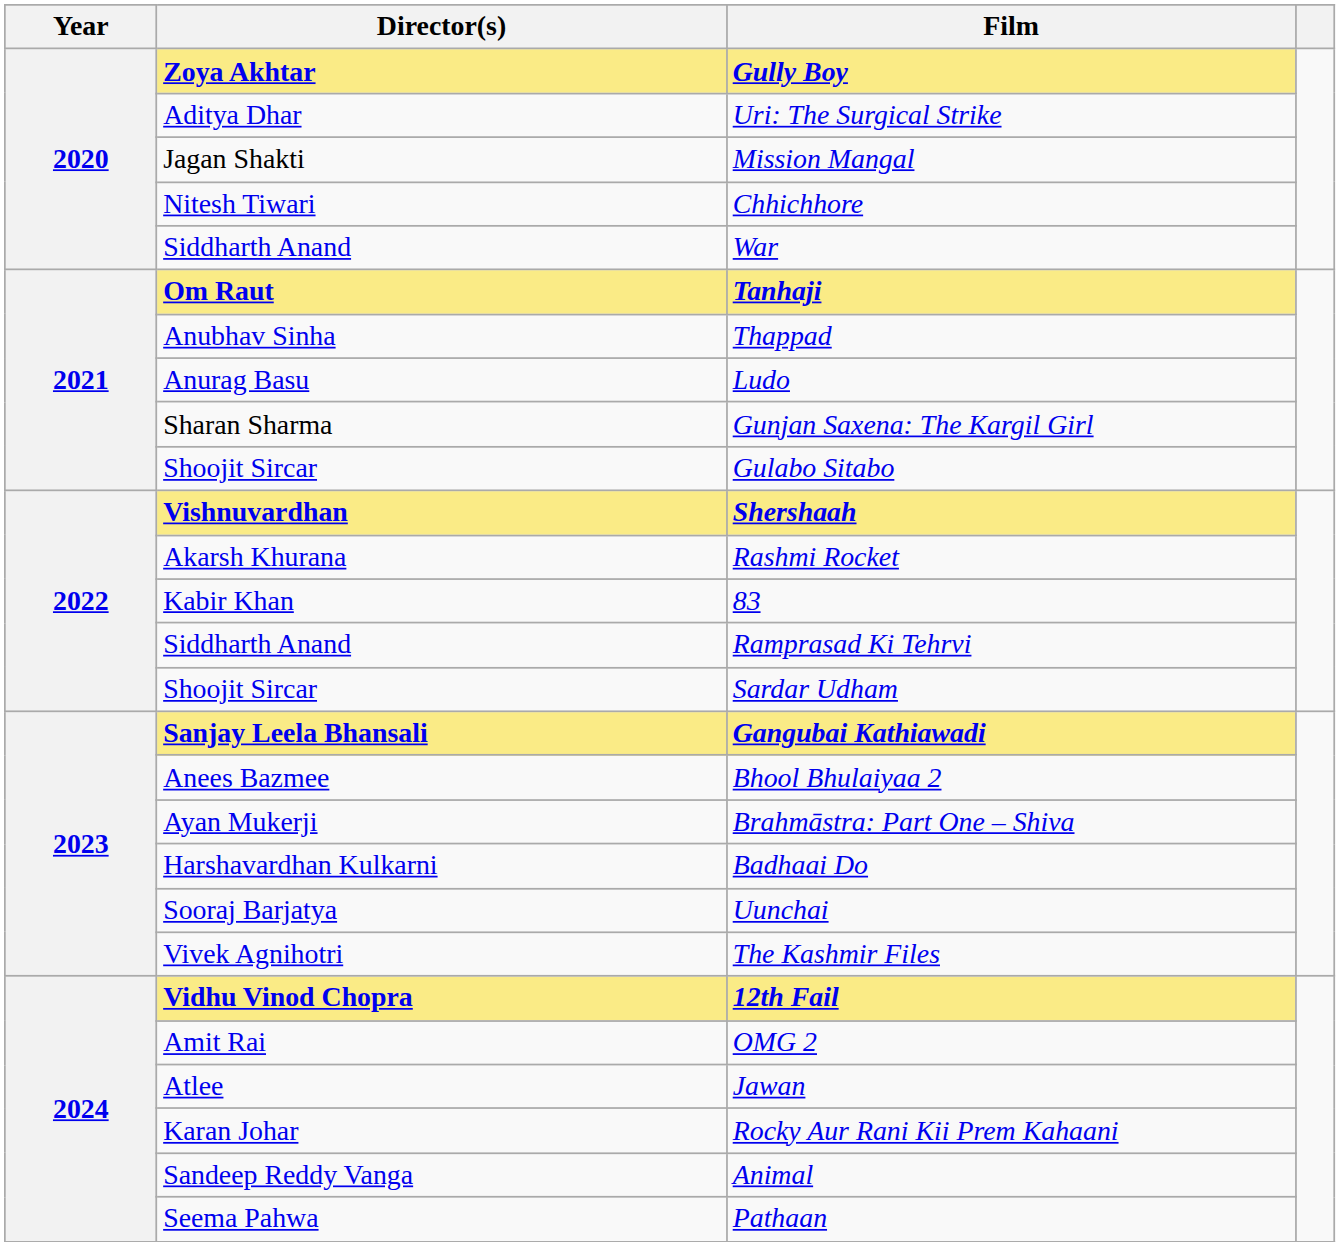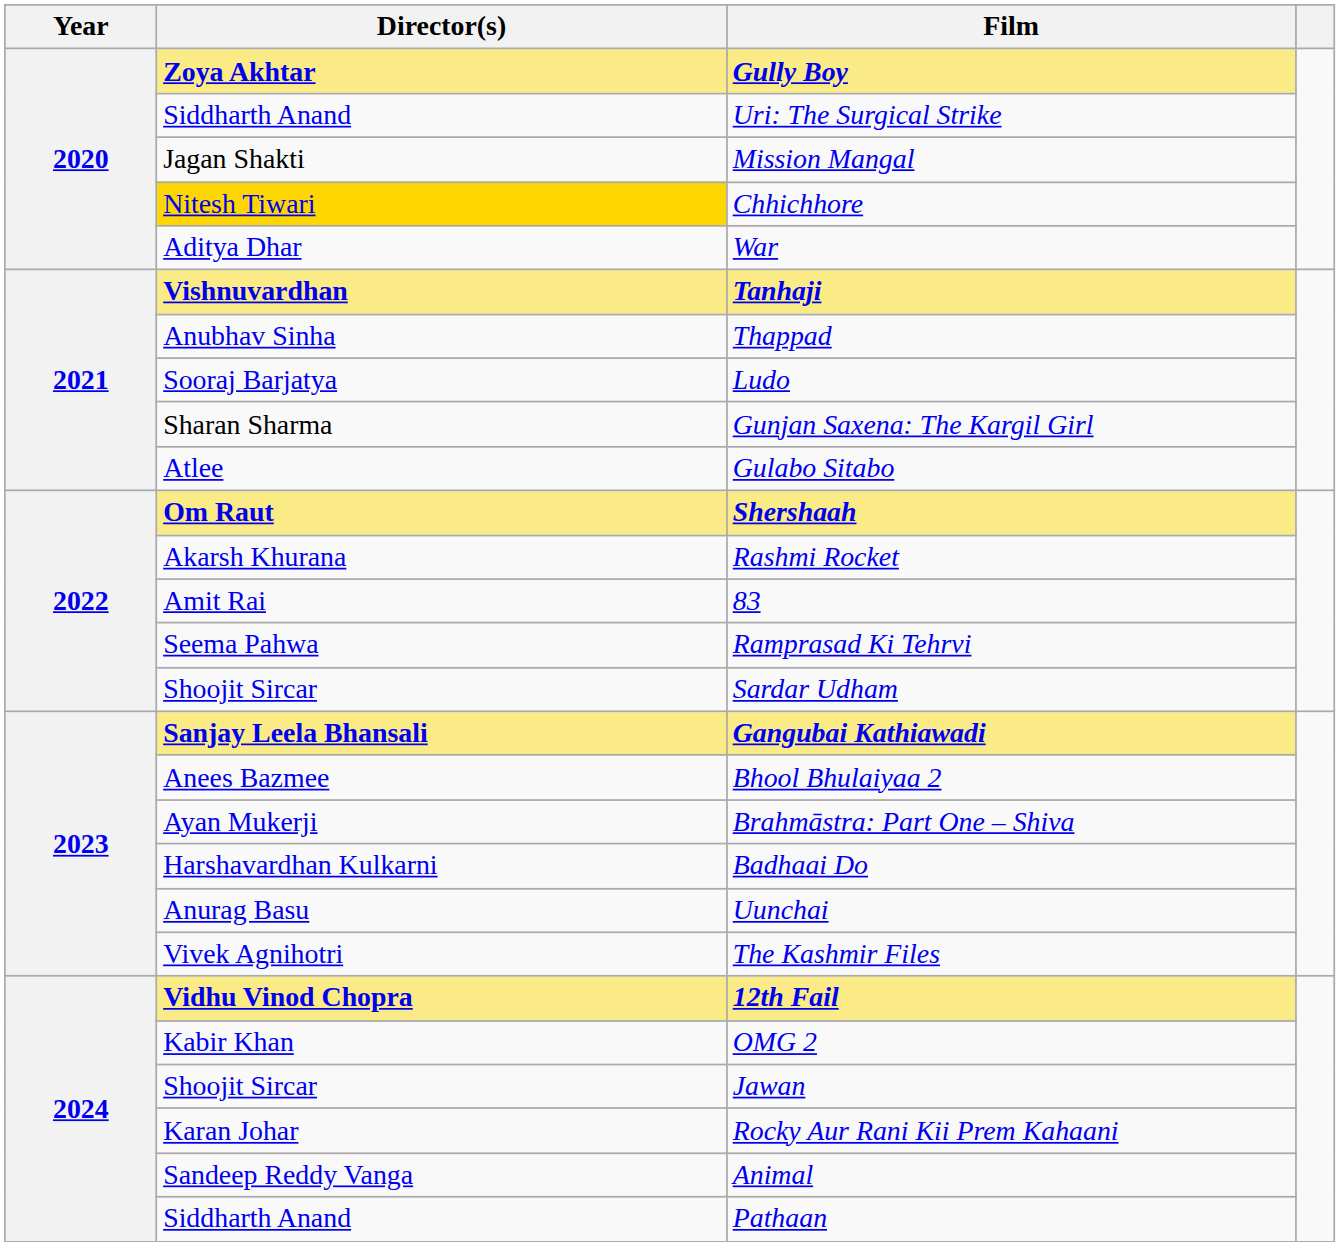(232, 114) Aditya Dhar -> (257, 114) Siddharth Anand
(239, 203) no background -> (239, 203) gold background
(257, 247) Siddharth Anand -> (232, 247) Aditya Dhar
(218, 291) Om Raut -> (255, 291) Vishnuvardhan
(236, 379) Anurag Basu -> (250, 379) Sooraj Barjatya
(240, 468) Shoojit Sircar -> (193, 468) Atlee
(255, 512) Vishnuvardhan -> (218, 512) Om Raut
(228, 600) Kabir Khan -> (215, 600) Amit Rai
(257, 644) Siddharth Anand -> (241, 644) Seema Pahwa
(250, 909) Sooraj Barjatya -> (236, 909) Anurag Basu
(215, 1042) Amit Rai -> (228, 1042) Kabir Khan
(193, 1086) Atlee -> (240, 1086) Shoojit Sircar
(241, 1218) Seema Pahwa -> (257, 1218) Siddharth Anand
